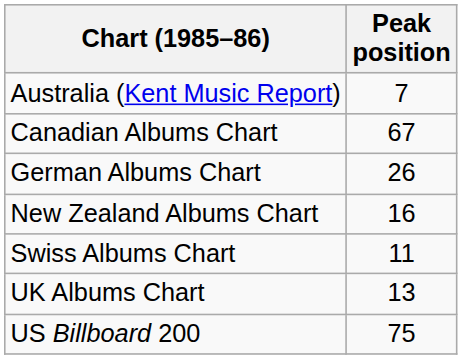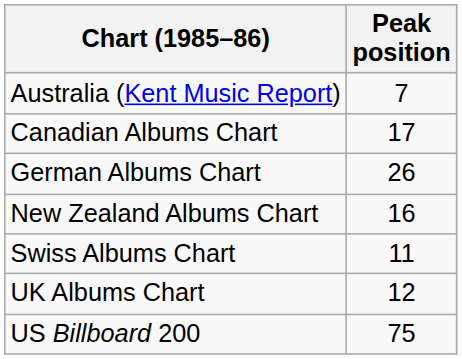(402, 133) 67 -> (402, 133) 17
(402, 293) 13 -> (402, 293) 12
